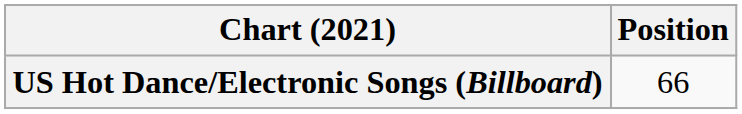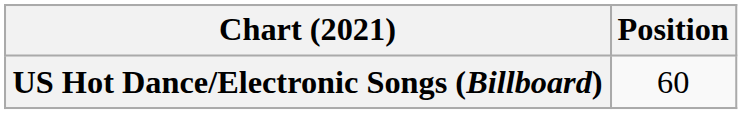(673, 81) 66 -> (673, 81) 60
